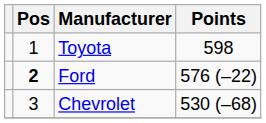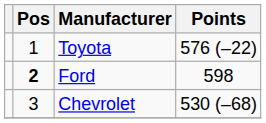(219, 47) 598 -> (219, 47) 576 (–22)
(219, 76) 576 (–22) -> (219, 76) 598
